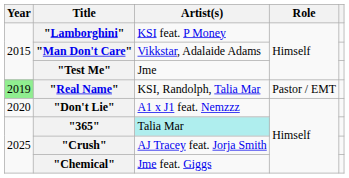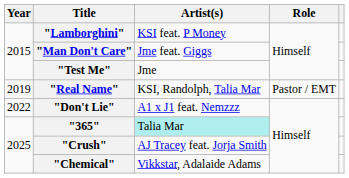(199, 51) Vikkstar, Adalaide Adams -> (175, 51) Jme feat. Giggs
(19, 88) lightgreen background -> (19, 88) no background
(19, 107) 2020 -> (19, 107) 2022
(175, 164) Jme feat. Giggs -> (199, 164) Vikkstar, Adalaide Adams
